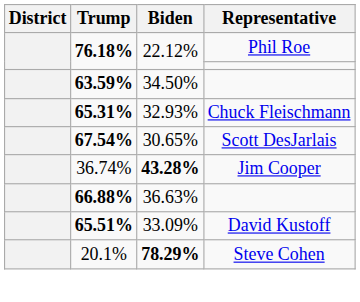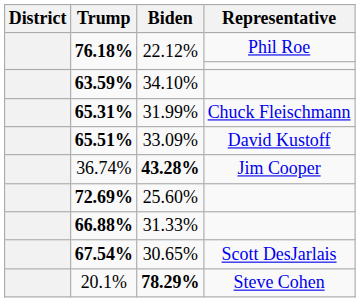(170, 83) 34.50% -> (170, 83) 34.10%
(170, 112) 32.93% -> (170, 112) 31.99%
rows swapped: (104, 140) <-> (104, 225)
+ row: (104, 197)
(170, 197) 36.63% -> (170, 225) 31.33%
